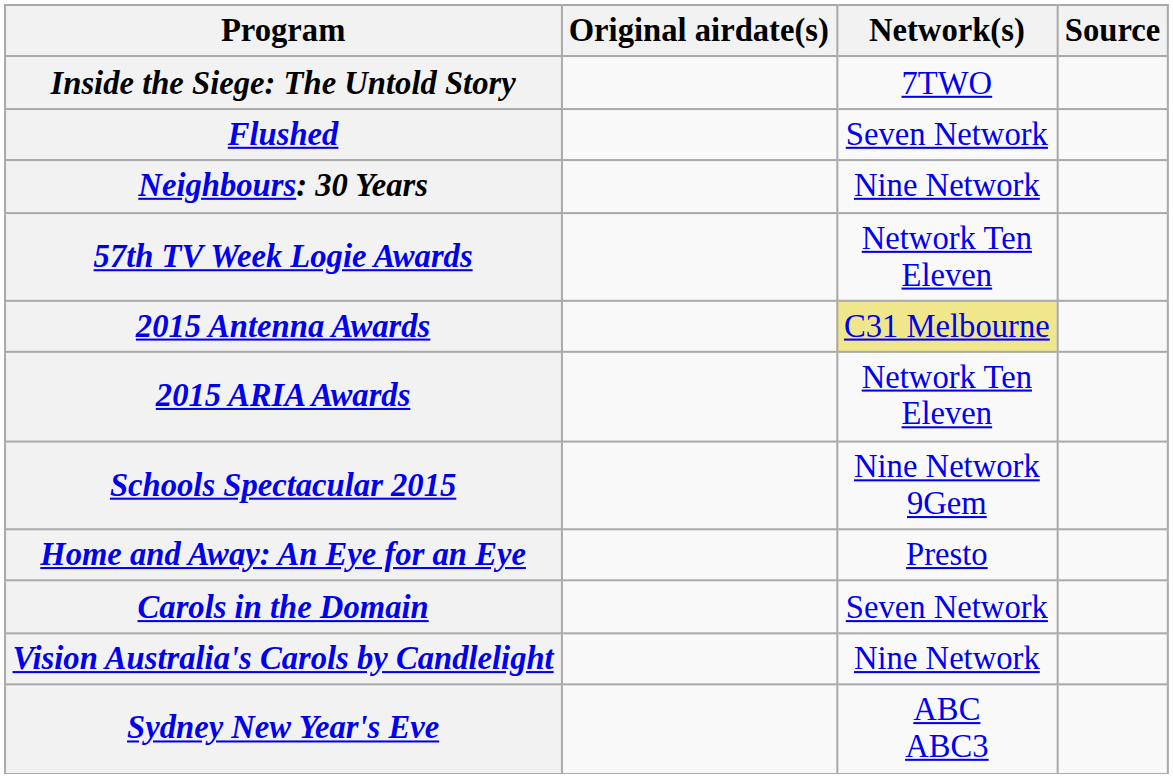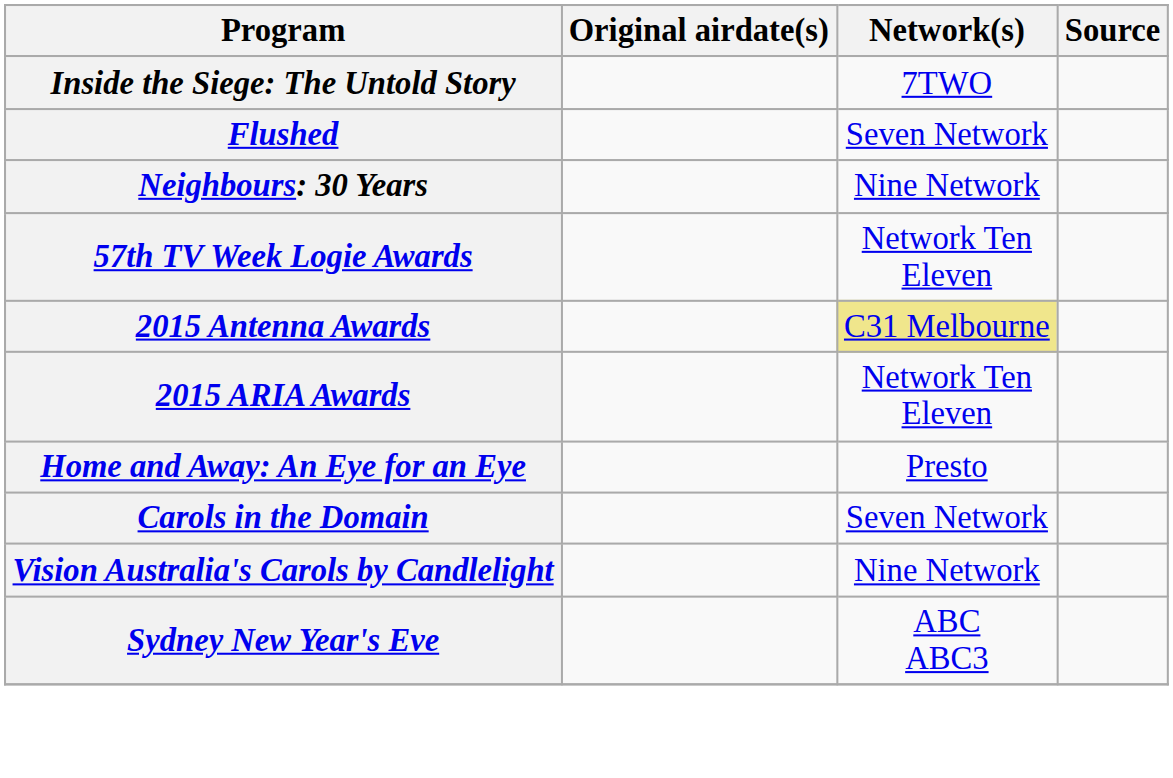- row: (283, 484)
